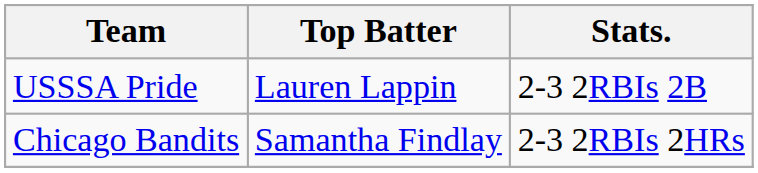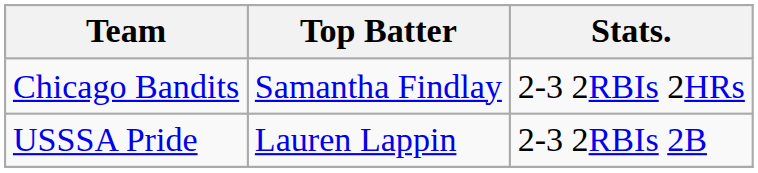rows swapped: (105, 85) <-> (126, 139)
